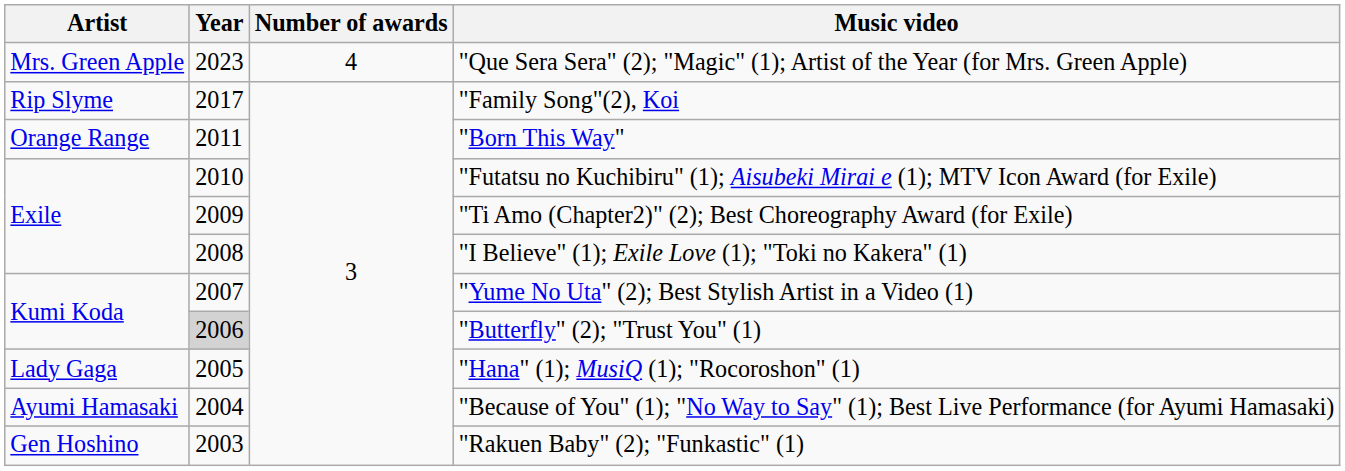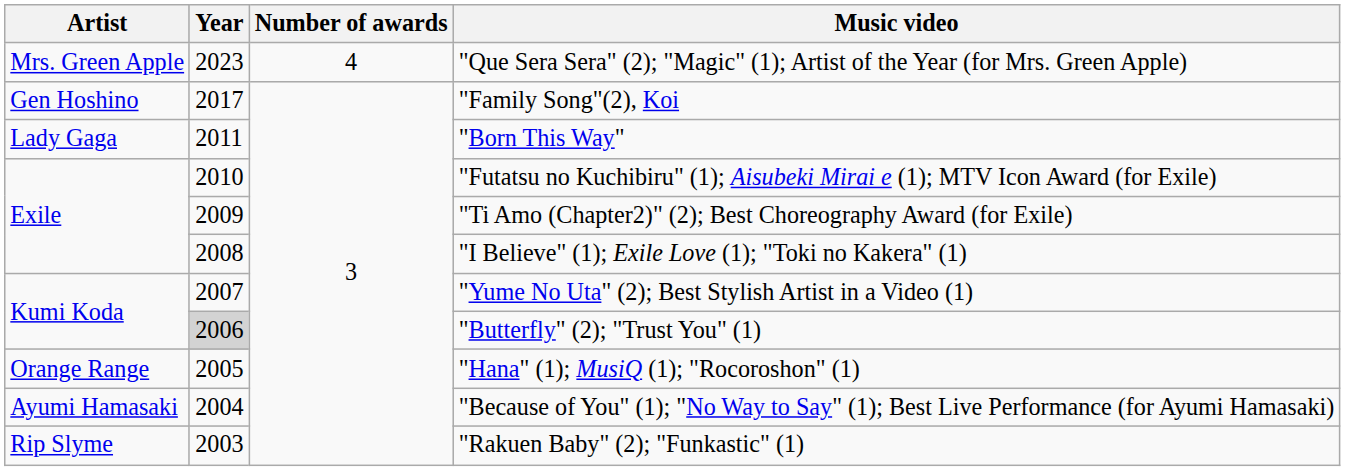(62, 100) Rip Slyme -> (74, 100) Gen Hoshino
(80, 138) Orange Range -> (64, 138) Lady Gaga
(64, 368) Lady Gaga -> (80, 368) Orange Range
(74, 445) Gen Hoshino -> (62, 445) Rip Slyme
